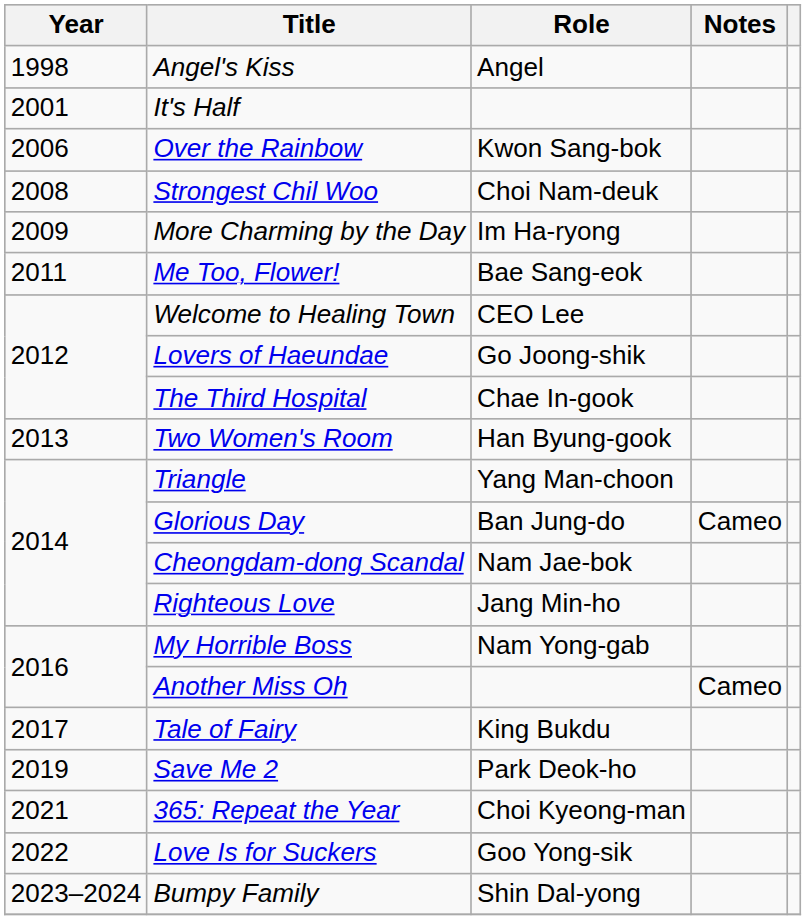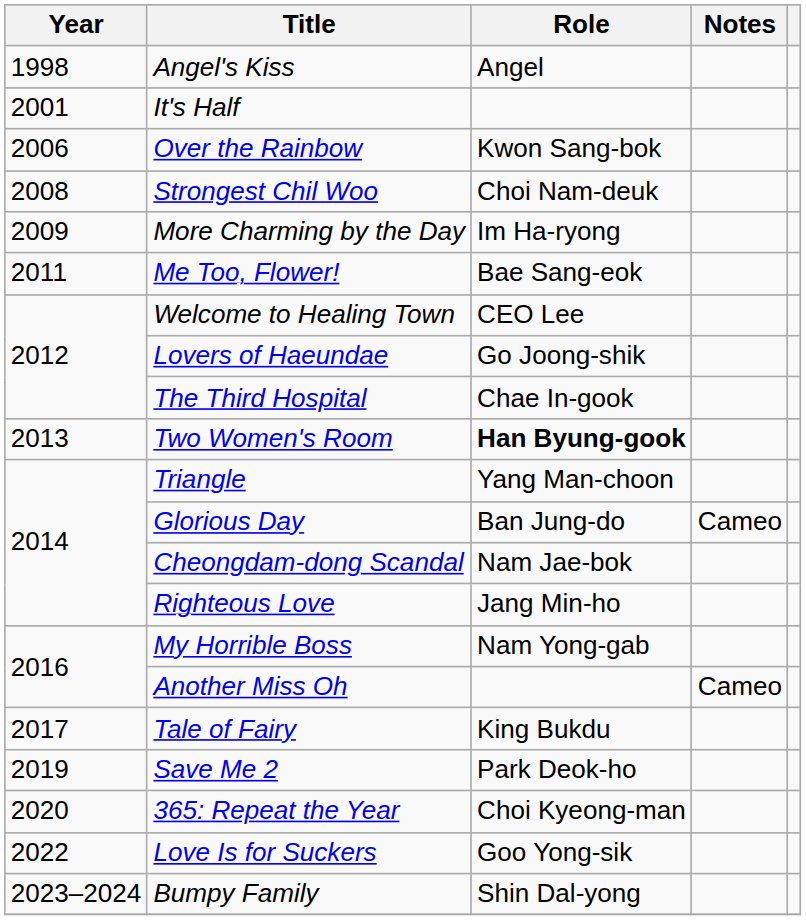(574, 438) normal -> (581, 438) bold
(40, 811) 2021 -> (40, 811) 2020
